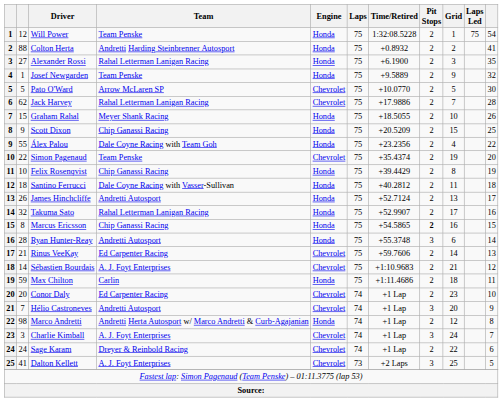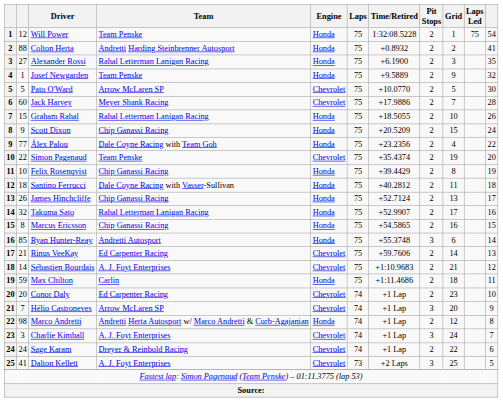(23, 102) 62 -> (23, 102) 60
(154, 102) Rahal Letterman Lanigan Racing -> (133, 102) Meyer Shank Racing
(133, 116) Meyer Shank Racing -> (154, 116) Rahal Letterman Lanigan Racing
(492, 130) 25 -> (492, 130) 24
(23, 143) 55 -> (23, 143) 77
(130, 198) Andretti Autosport -> (133, 198) Chip Ganassi Racing
(431, 226) bold -> (431, 226) normal
(23, 239) 28 -> (23, 239) 85
(130, 308) Andretti Autosport -> (131, 308) Arrow McLaren SP
